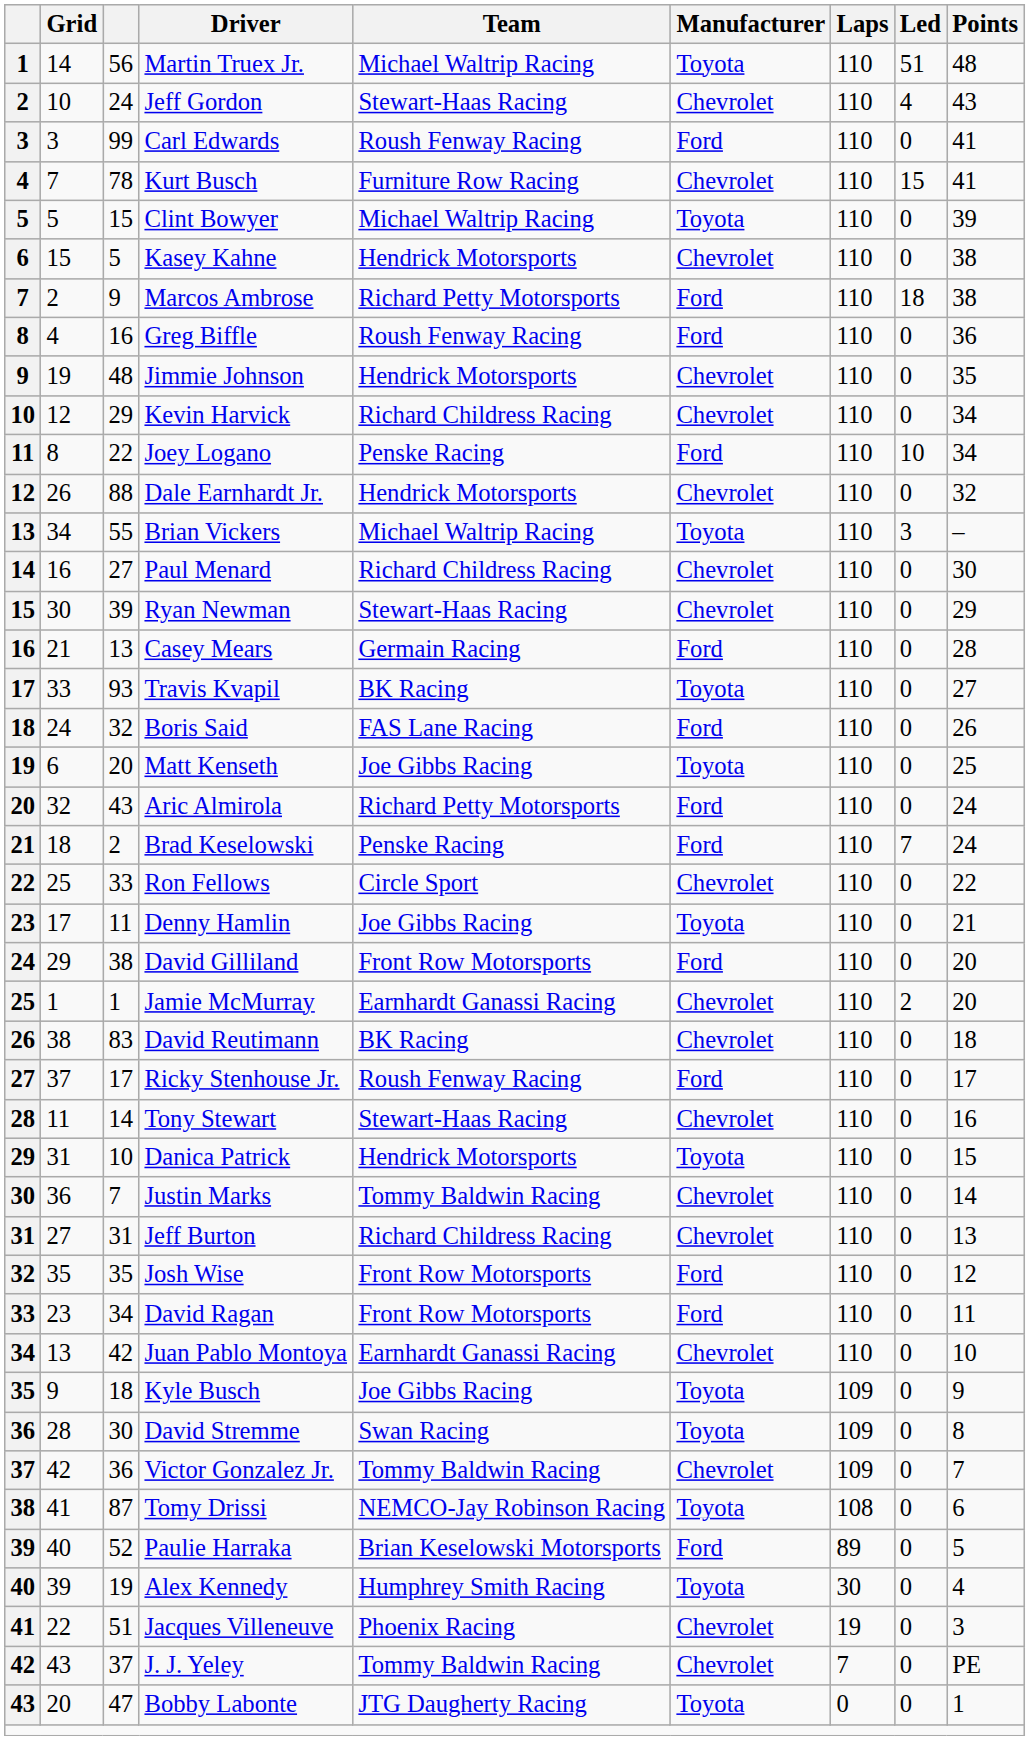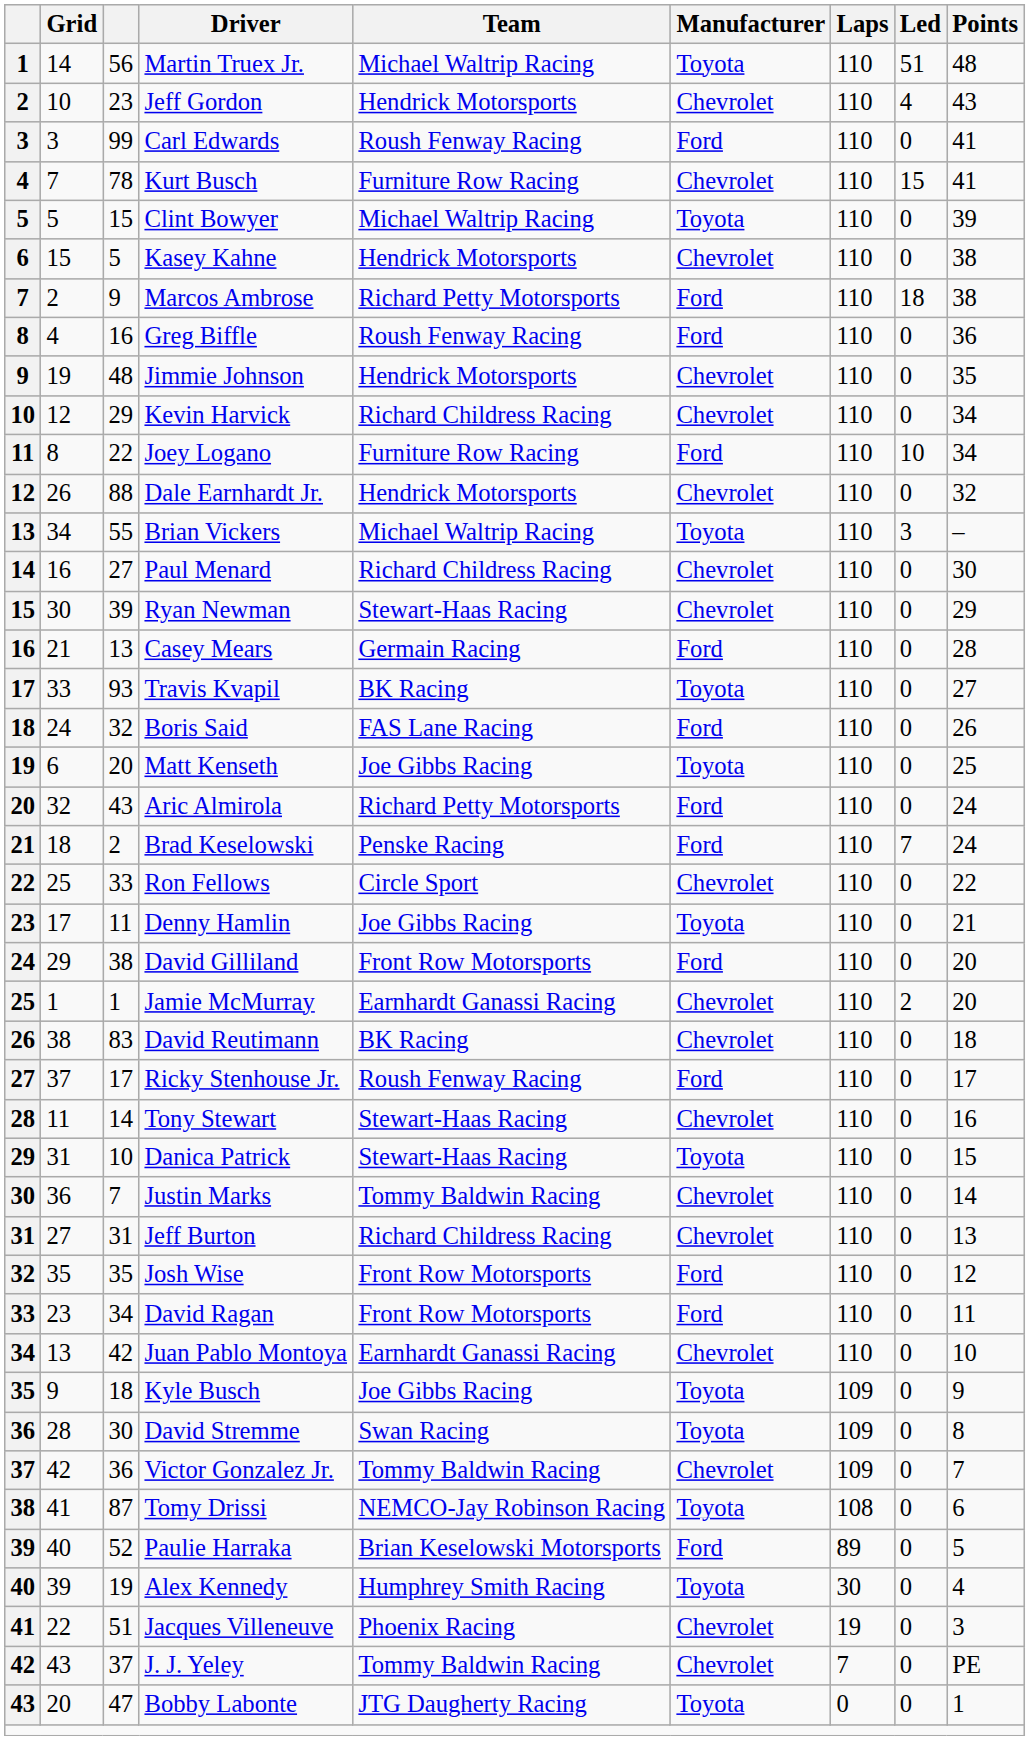(121, 102) 24 -> (121, 102) 23
(463, 102) Stewart-Haas Racing -> (468, 102) Hendrick Motorsports
(431, 453) Penske Racing -> (469, 453) Furniture Row Racing
(468, 1157) Hendrick Motorsports -> (463, 1157) Stewart-Haas Racing
